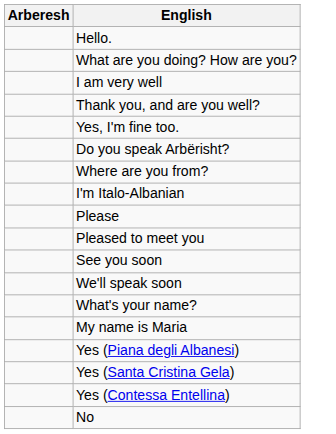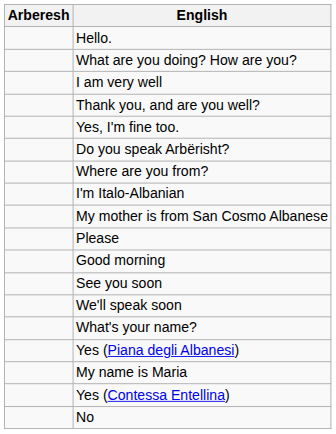+ row: (202, 216)
- row: (140, 238)
+ row: (121, 261)
rows swapped: (132, 328) <-> (158, 350)
- row: (155, 372)
